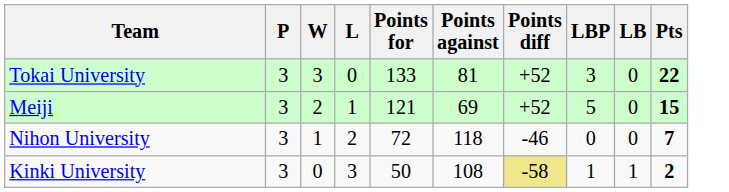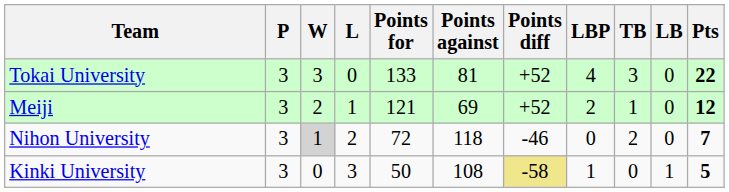+ column: (633, 31)
(591, 75) 3 -> (591, 75) 4
(591, 107) 5 -> (591, 107) 2
(669, 107) 15 -> (705, 107) 12
(318, 139) no background -> (318, 139) lightgrey background
(669, 171) 2 -> (705, 171) 5
